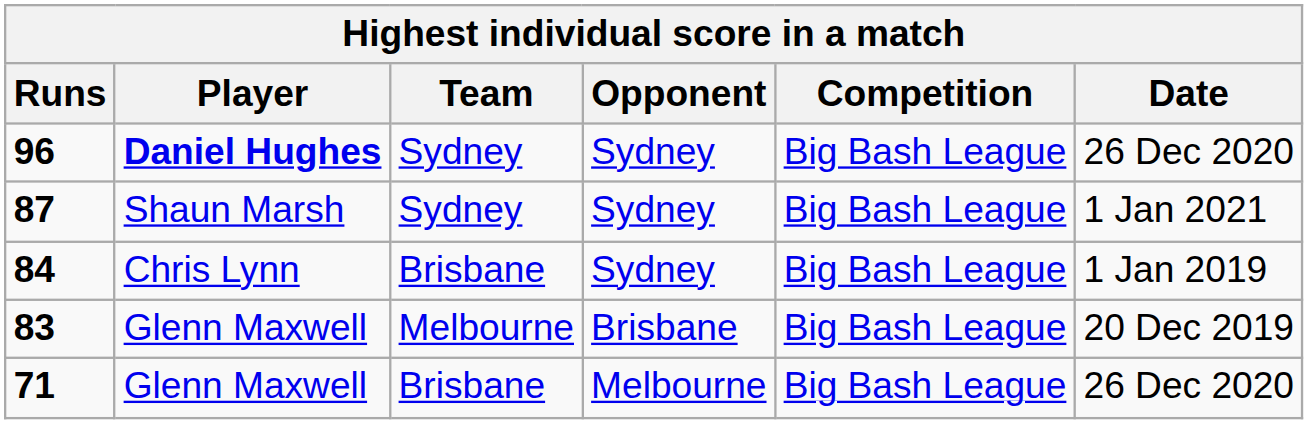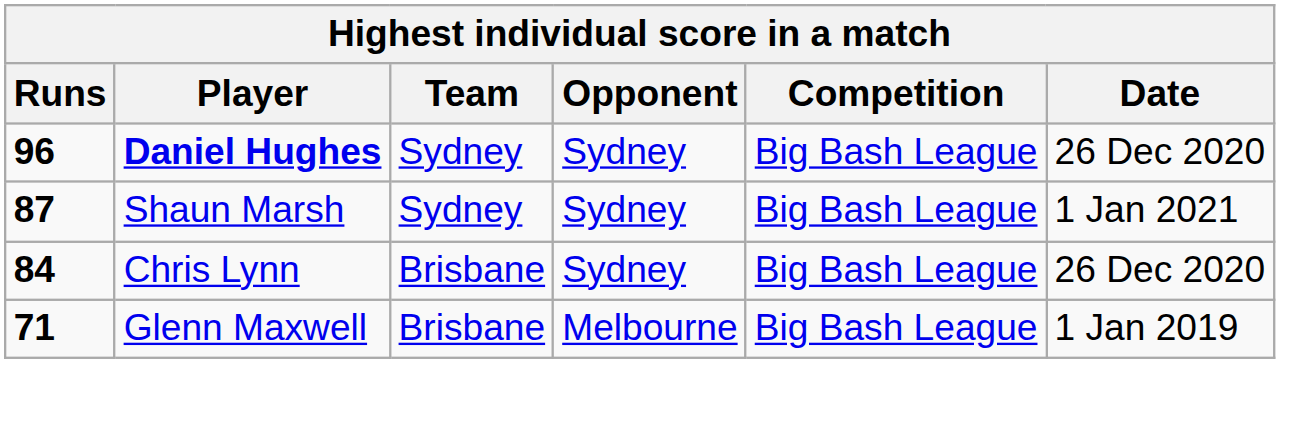(1175, 269) 1 Jan 2019 -> (1160, 269) 26 Dec 2020
- row: (34, 328)
(1189, 387) 26 Dec 2020 -> (1146, 328) 1 Jan 2019
